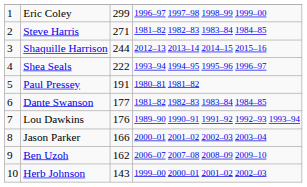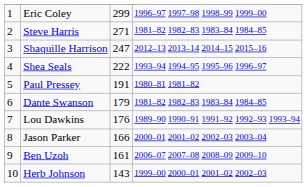(121, 48) 244 -> (121, 48) 247
(121, 102) 177 -> (121, 102) 179
(121, 155) 162 -> (121, 155) 161
